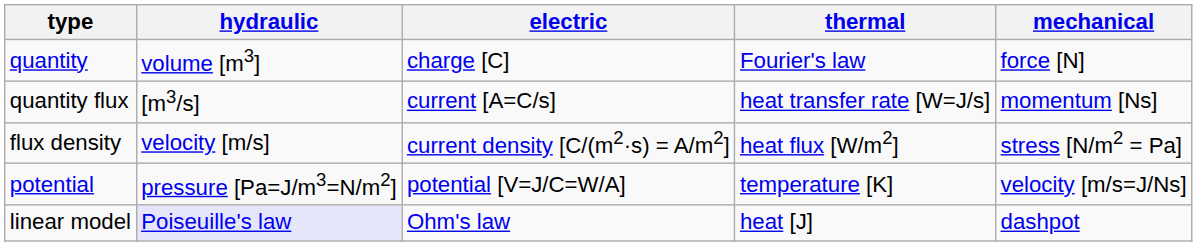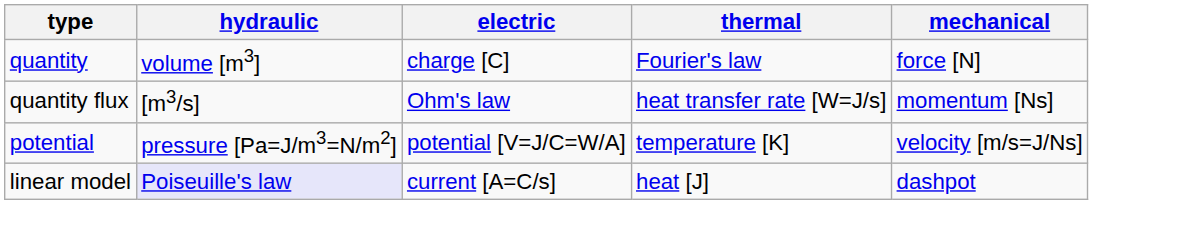(481, 101) current [A=C/s] -> (459, 101) Ohm's law
- row: (65, 142)
(459, 222) Ohm's law -> (481, 181) current [A=C/s]
